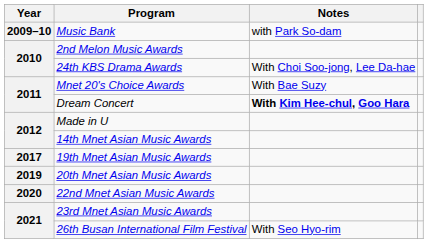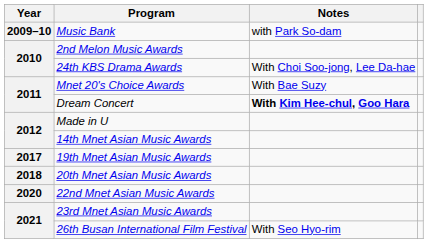(29, 175) 2019 -> (29, 175) 2018
